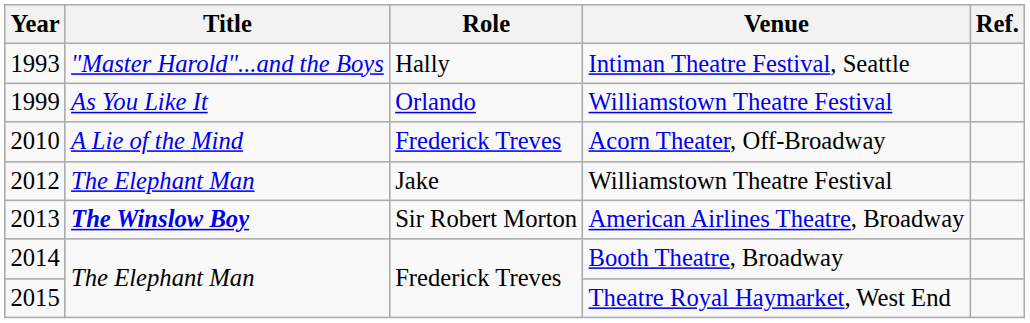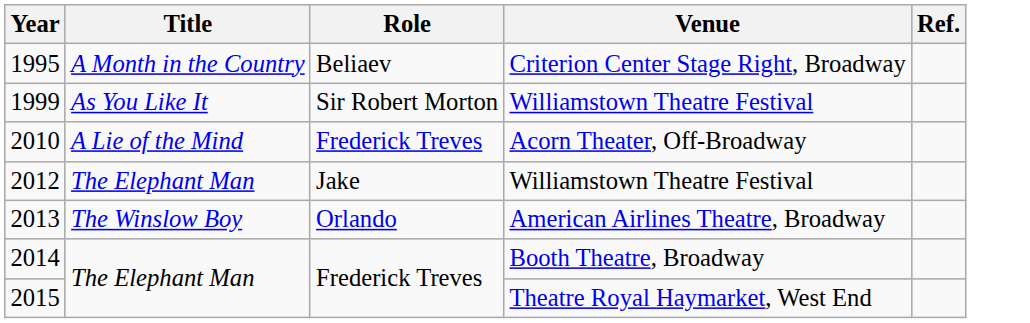- row: (35, 63)
+ row: (35, 63)
(436, 102) Orlando -> (407, 102) Sir Robert Morton
(160, 219) bold -> (157, 219) normal
(486, 219) Sir Robert Morton -> (356, 219) Orlando
